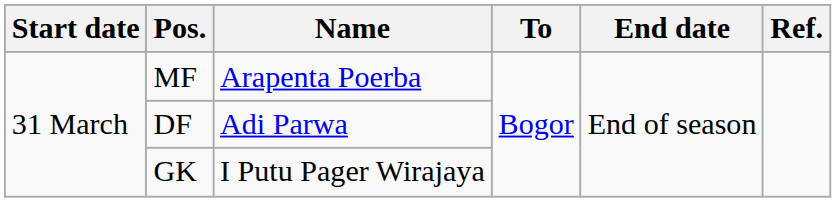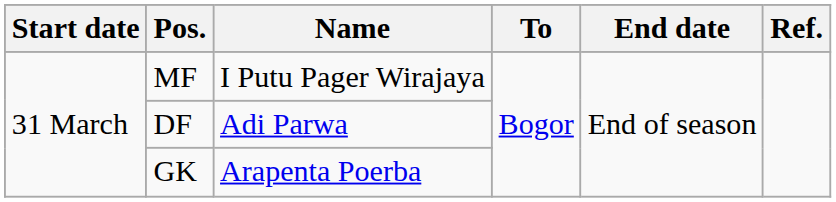(321, 76) Arapenta Poerba -> (352, 76) I Putu Pager Wirajaya
(352, 171) I Putu Pager Wirajaya -> (321, 171) Arapenta Poerba
